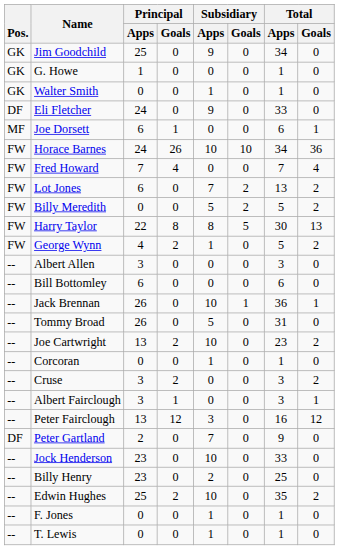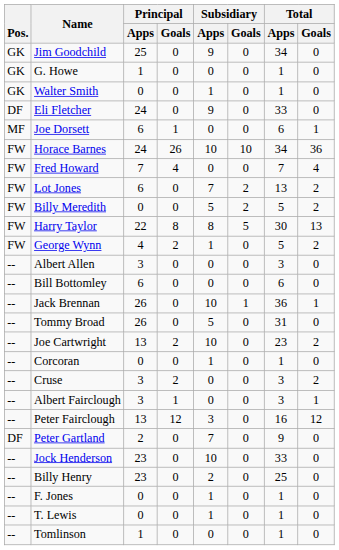- row: (70, 496)
+ row: (60, 534)
